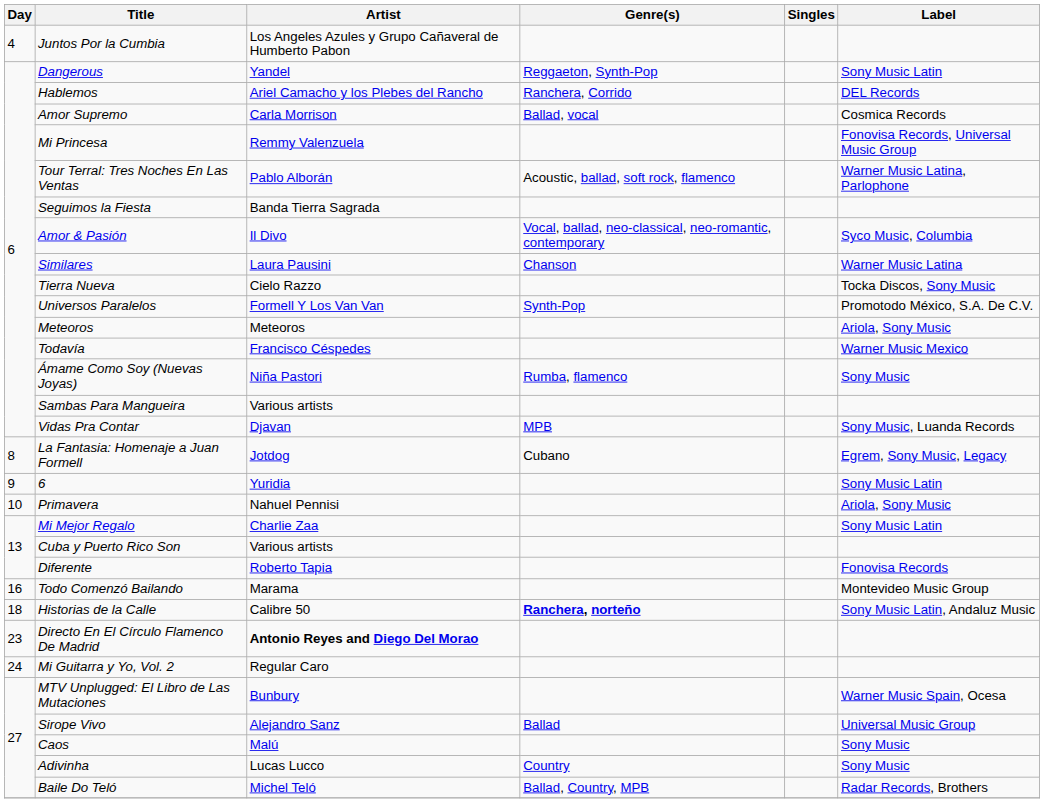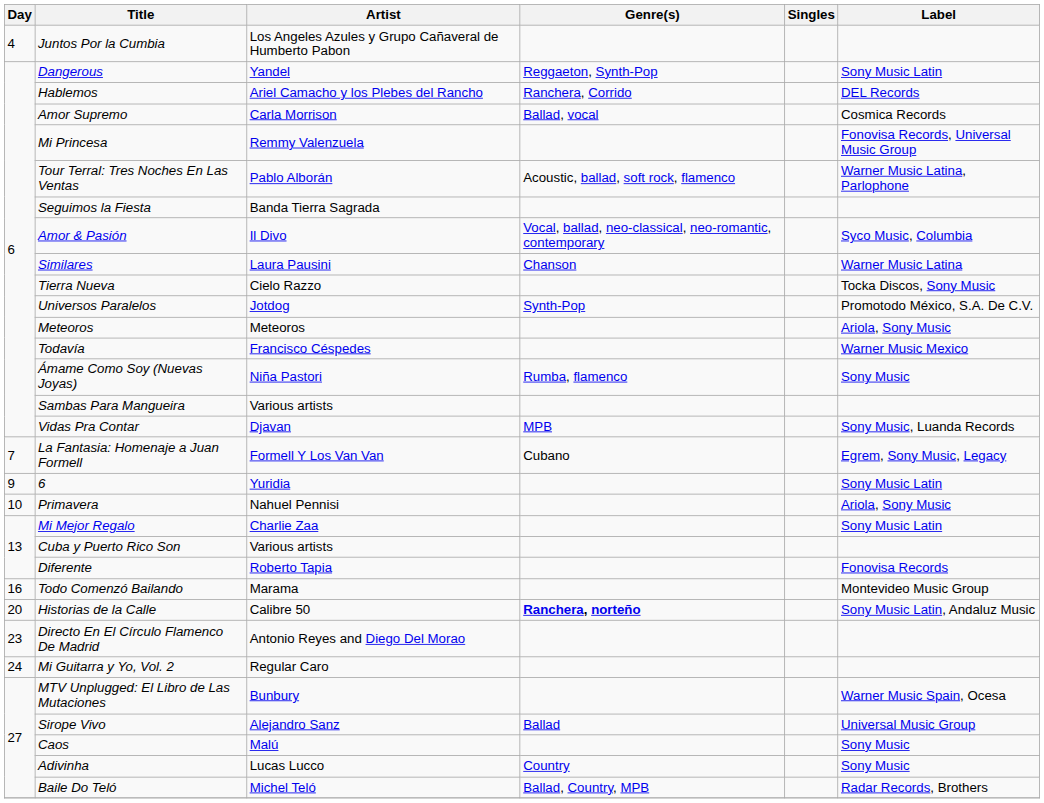(317, 306) Formell Y Los Van Van -> (270, 306) Jotdog
(11, 455) 8 -> (11, 455) 7
(270, 455) Jotdog -> (317, 455) Formell Y Los Van Van
(15, 610) 18 -> (15, 610) 20
(364, 638) bold -> (357, 638) normal
